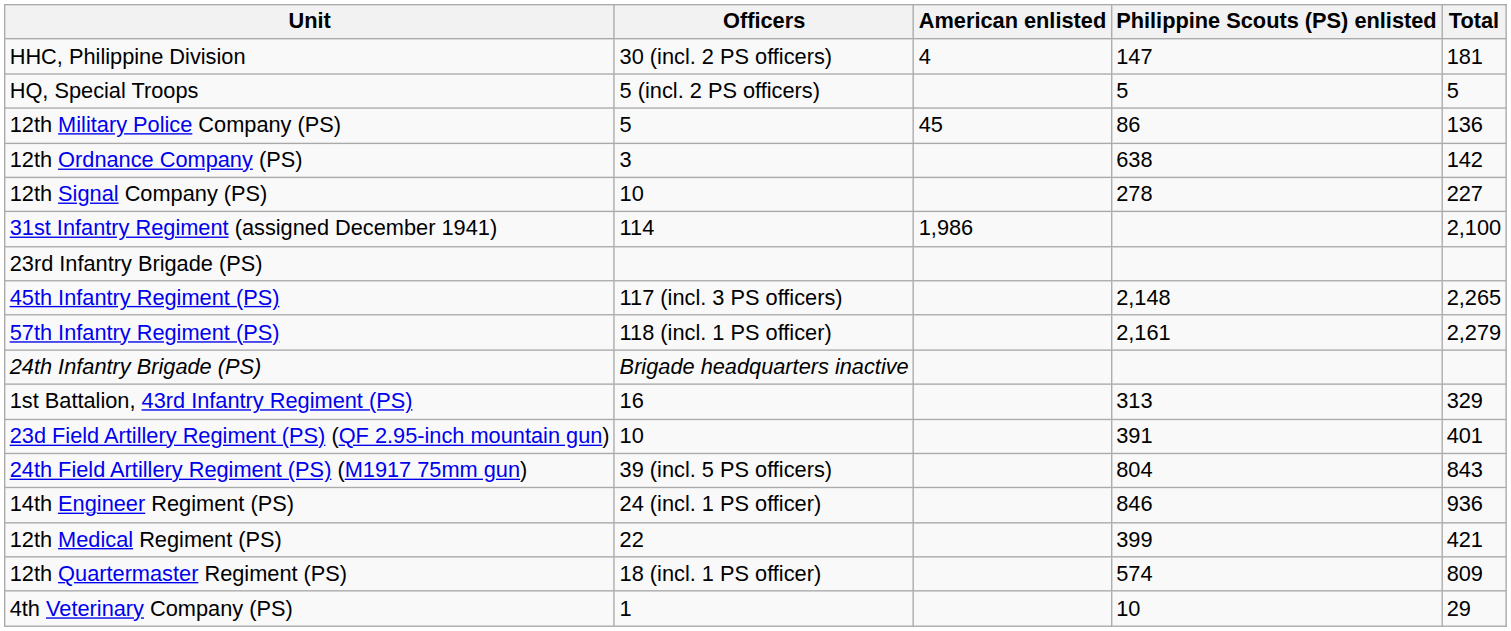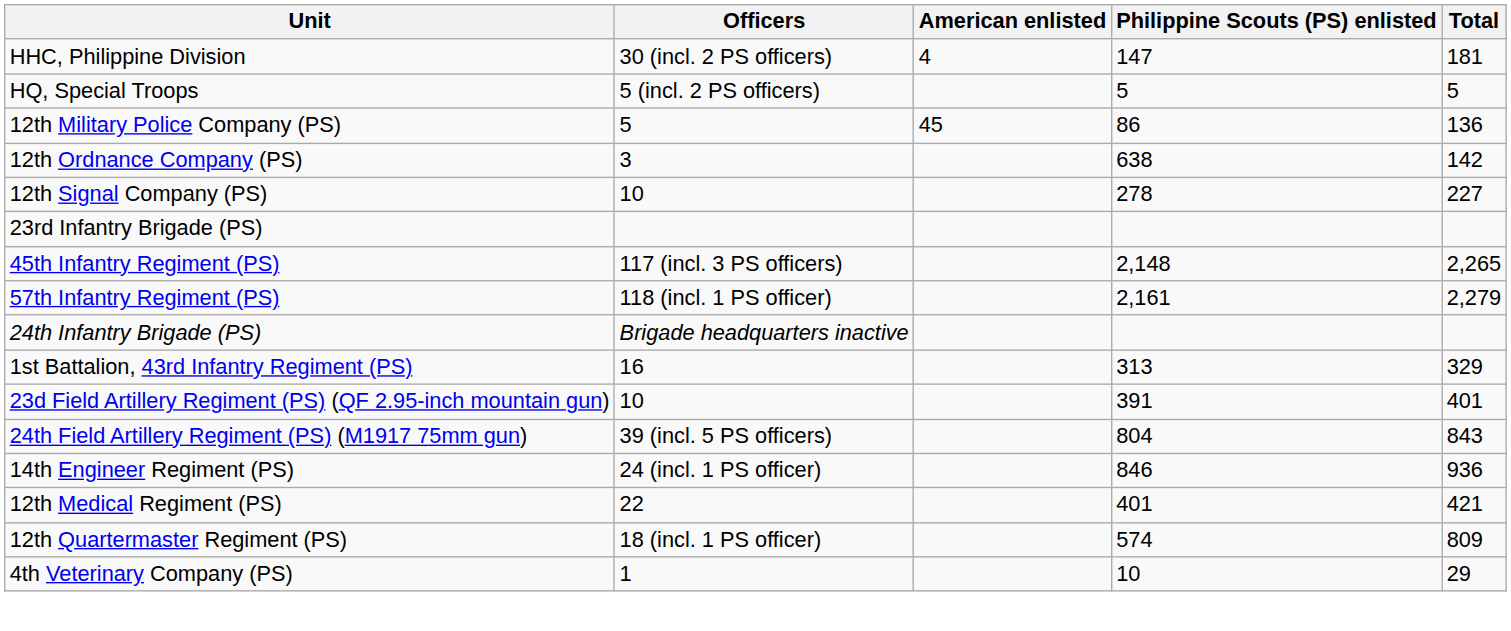- row: (253, 228)
(1134, 539) 399 -> (1134, 504) 401
